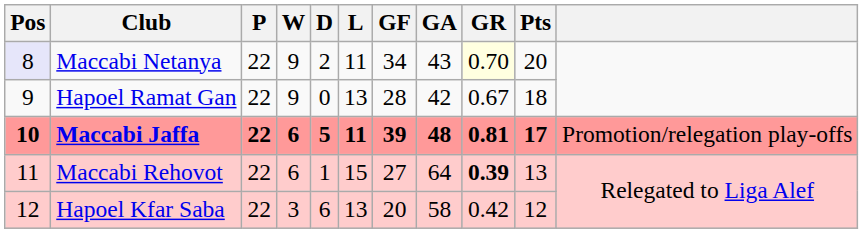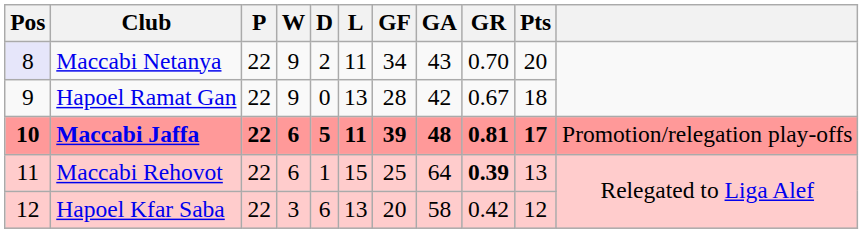(489, 60) lightyellow background -> (489, 60) no background
(395, 172) 27 -> (395, 172) 25
